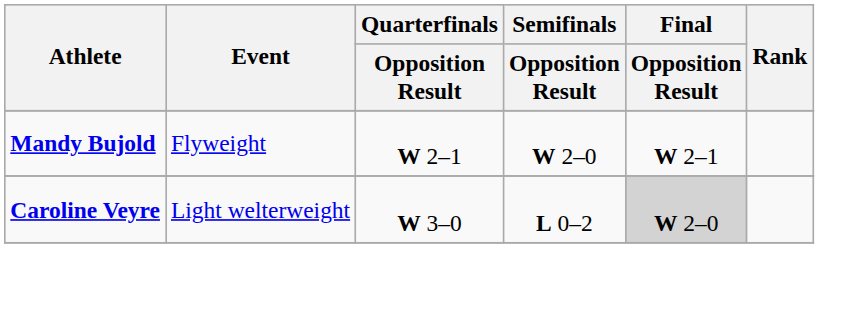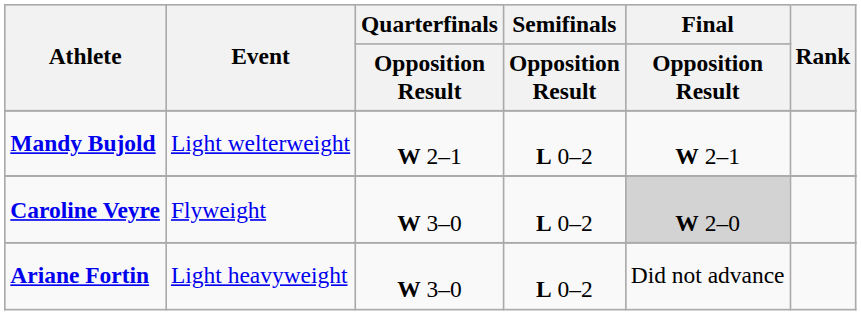(219, 143) Flyweight -> (261, 143) Light welterweight
(564, 157) W 2–0 -> (564, 157) L 0–2
(261, 209) Light welterweight -> (219, 209) Flyweight
+ row: (80, 276)
